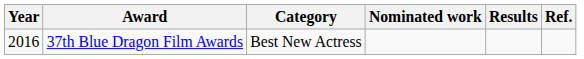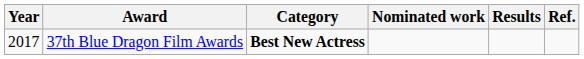(24, 41) 2016 -> (24, 41) 2017
(306, 41) normal -> (308, 41) bold
